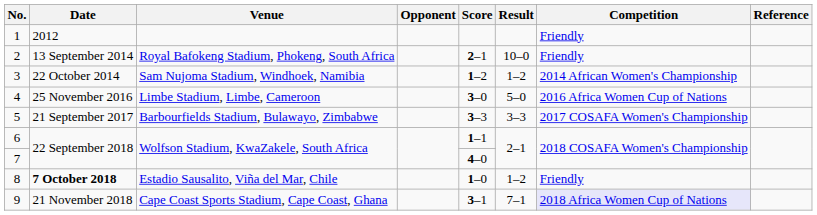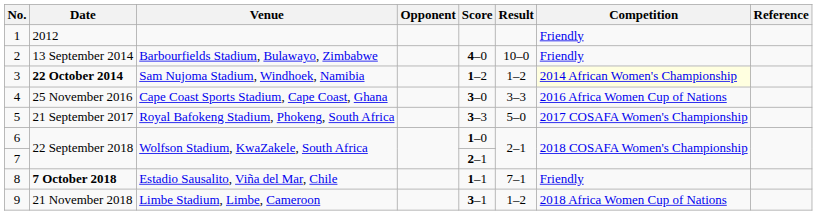(267, 55) Royal Bafokeng Stadium, Phokeng, South Africa -> (259, 55) Barbourfields Stadium, Bulawayo, Zimbabwe
(477, 55) 2–1 -> (477, 55) 4–0
(76, 76) normal -> (78, 76) bold
(638, 76) no background -> (638, 76) lightyellow background
(230, 96) Limbe Stadium, Limbe, Cameroon -> (263, 96) Cape Coast Sports Stadium, Cape Coast, Ghana
(516, 96) 5–0 -> (516, 96) 3–3
(259, 117) Barbourfields Stadium, Bulawayo, Zimbabwe -> (267, 117) Royal Bafokeng Stadium, Phokeng, South Africa
(516, 117) 3–3 -> (516, 117) 5–0
(477, 138) 1–1 -> (477, 138) 1–0
(477, 158) 4–0 -> (477, 158) 2–1
(477, 179) 1–0 -> (477, 179) 1–1
(516, 179) 1–2 -> (516, 179) 7–1
(263, 199) Cape Coast Sports Stadium, Cape Coast, Ghana -> (230, 199) Limbe Stadium, Limbe, Cameroon
(516, 199) 7–1 -> (516, 199) 1–2
(633, 199) lavender background -> (633, 199) no background
